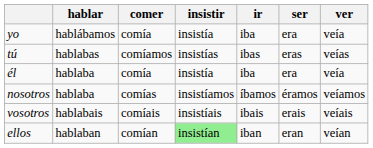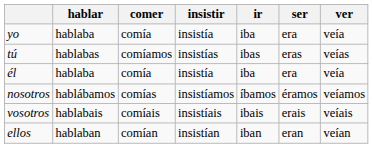(85, 34) hablábamos -> (75, 34) hablaba
(75, 93) hablaba -> (85, 93) hablábamos
(199, 133) lightgreen background -> (199, 133) no background
